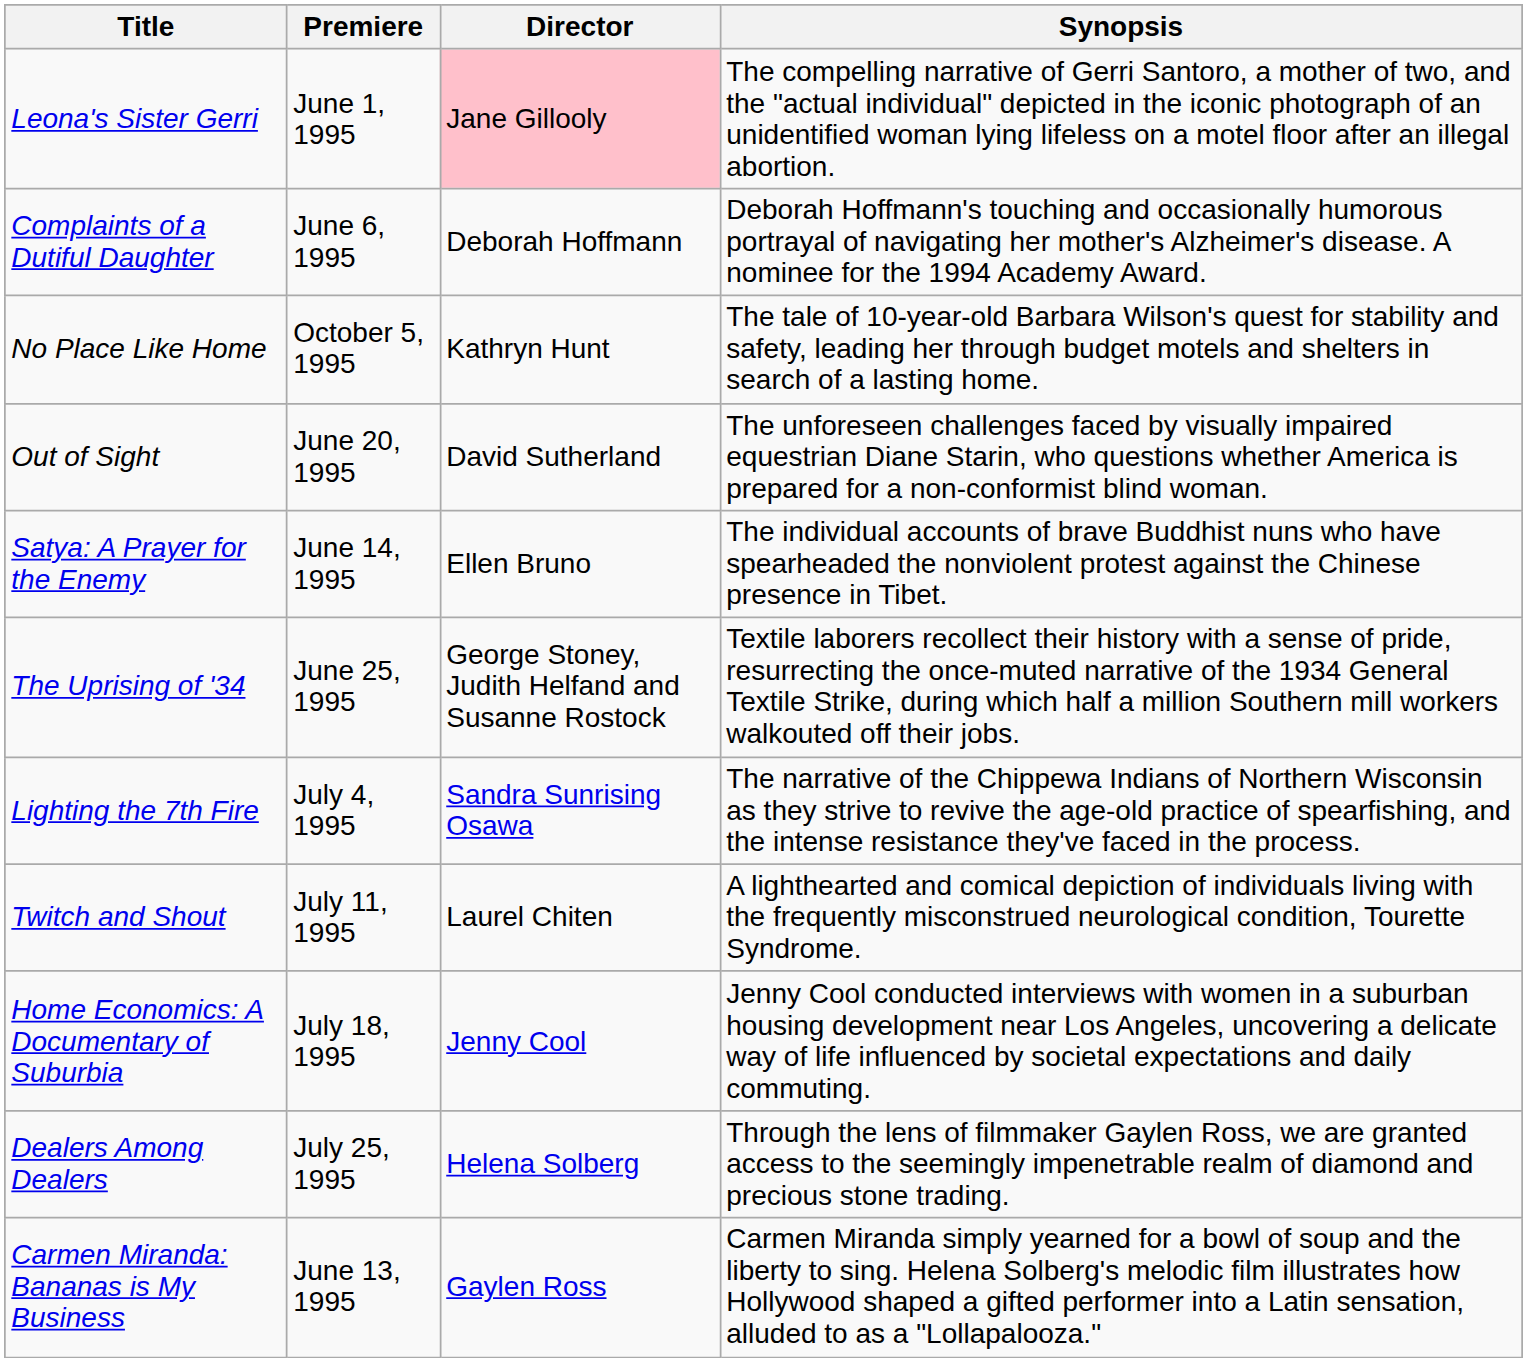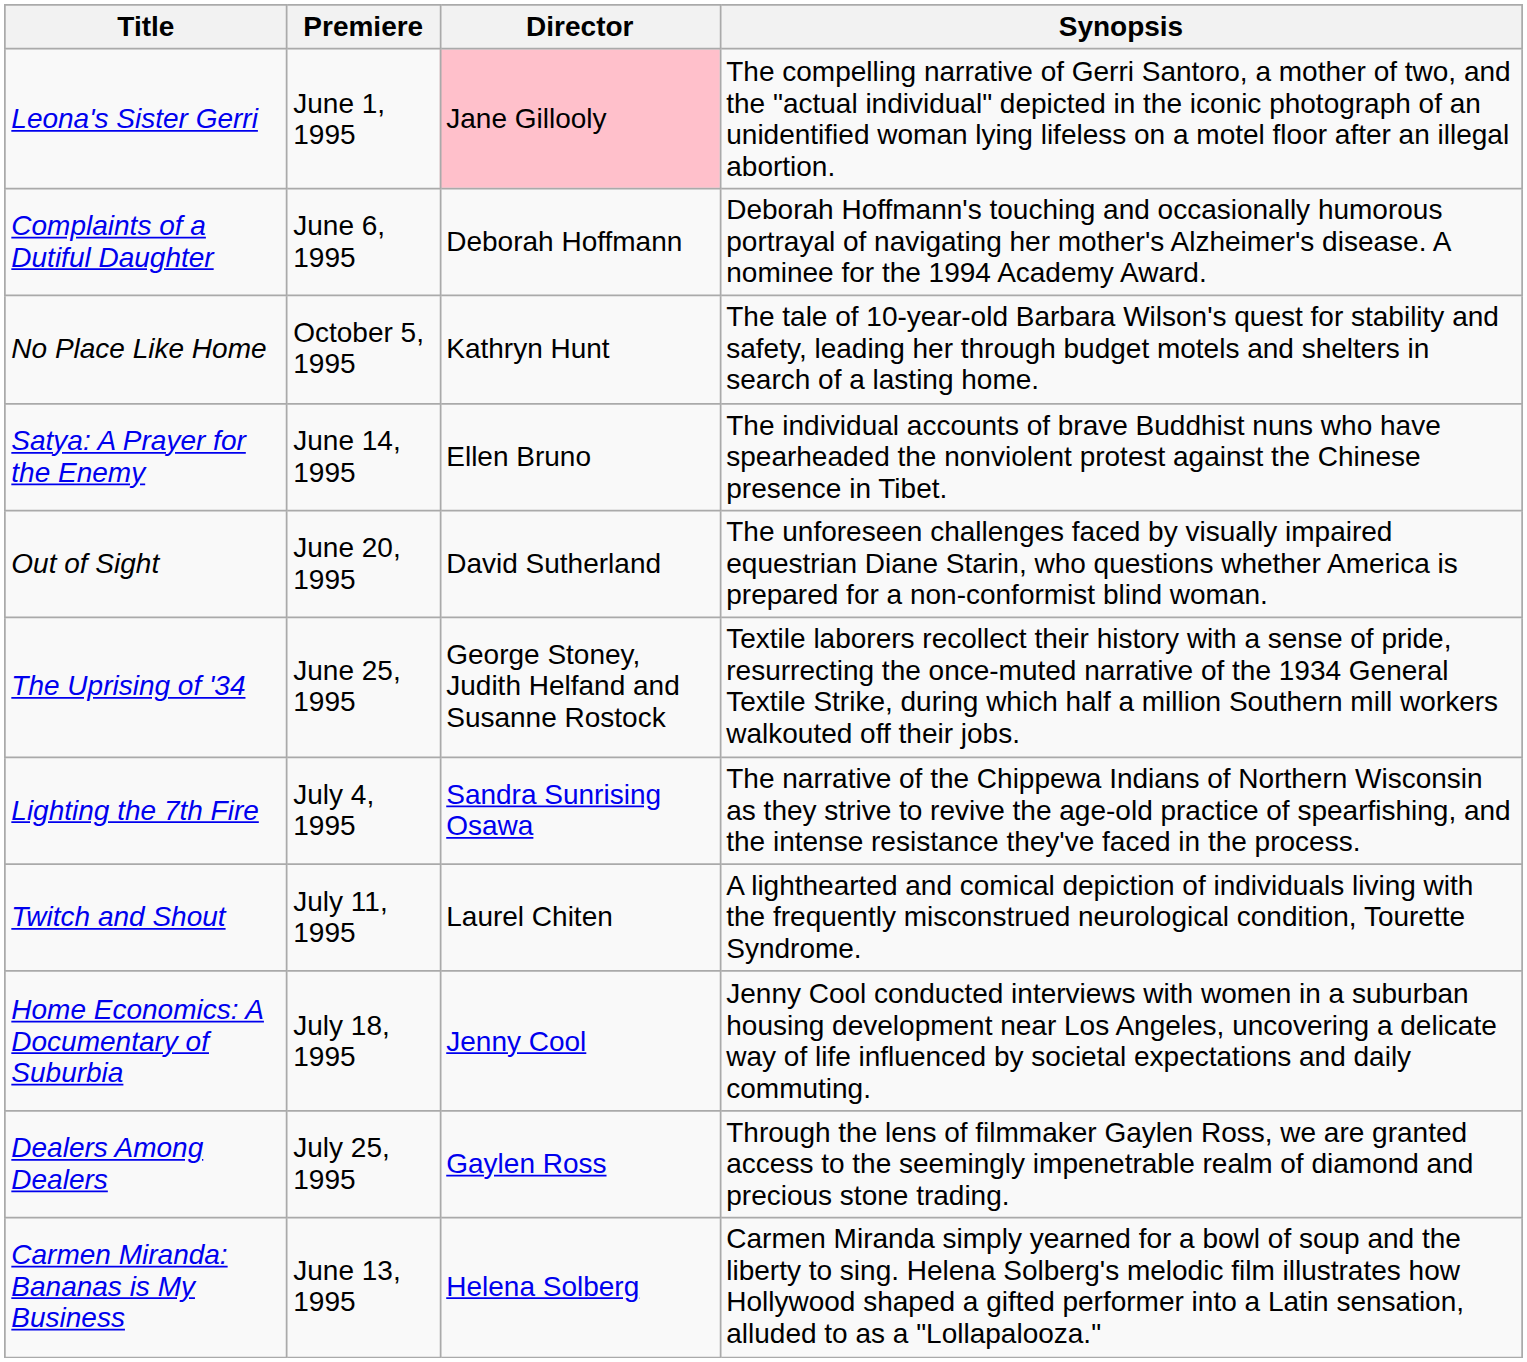rows swapped: (129, 563) <-> (85, 456)
(543, 1163) Helena Solberg -> (526, 1163) Gaylen Ross
(526, 1286) Gaylen Ross -> (543, 1286) Helena Solberg
